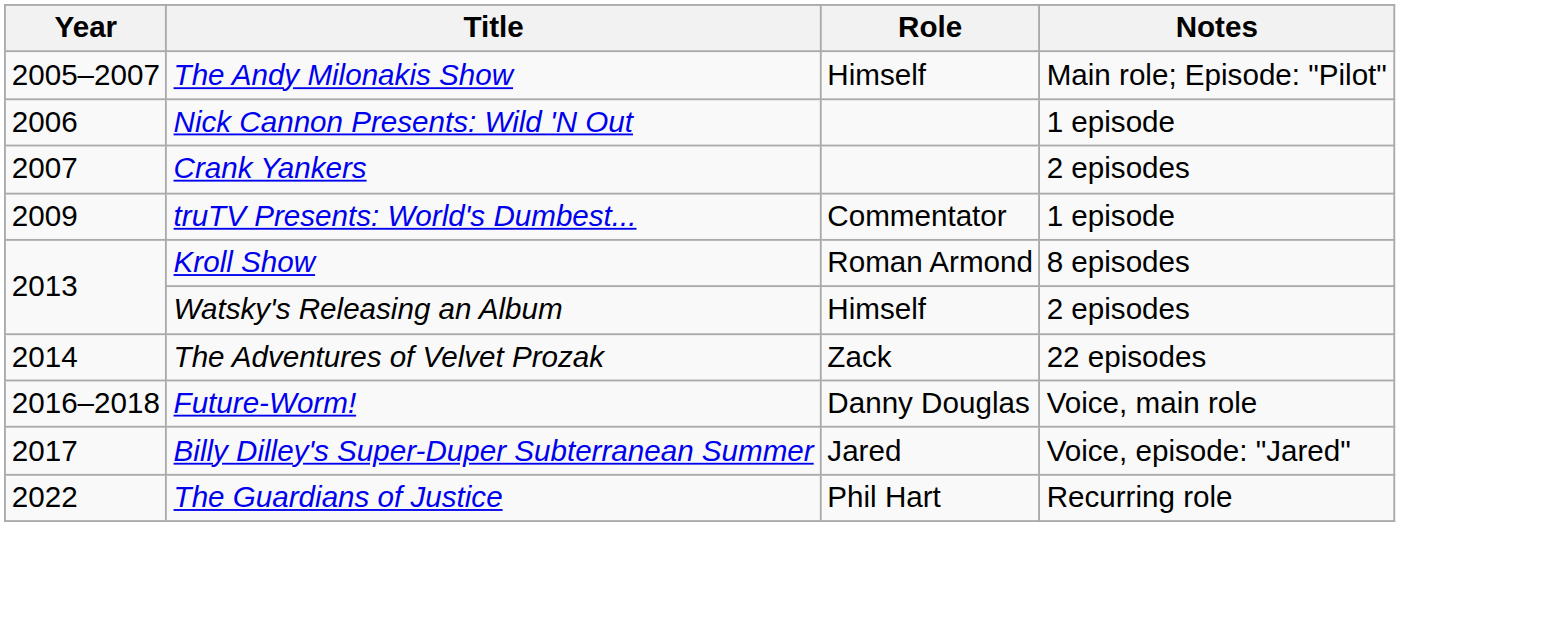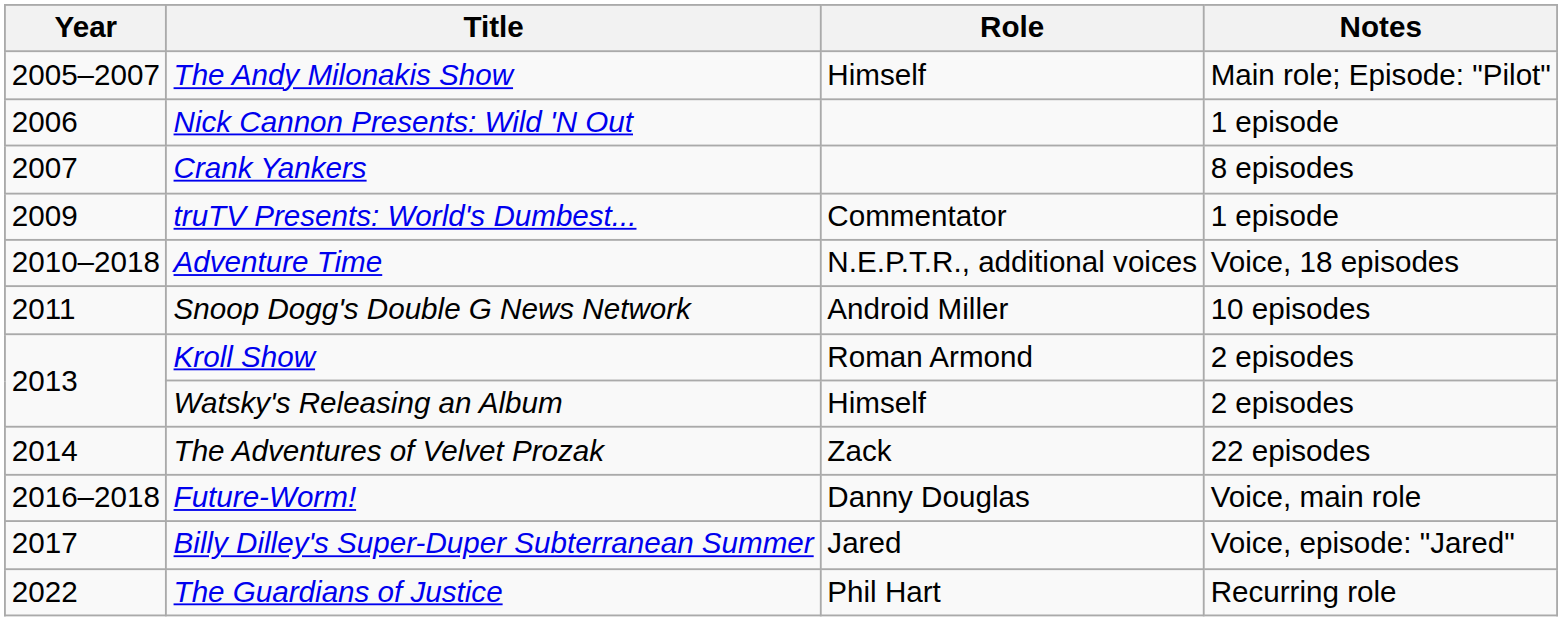(1118, 168) 2 episodes -> (1282, 168) 8 episodes
+ row: (278, 262)
+ row: (432, 309)
(1118, 262) 8 episodes -> (1282, 356) 2 episodes
